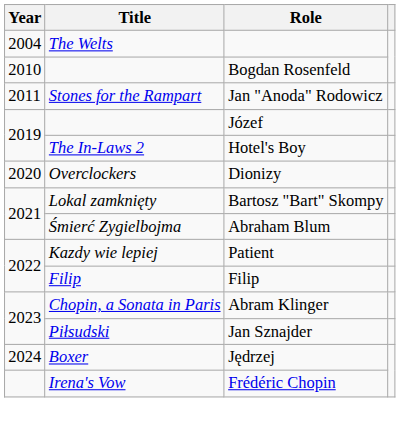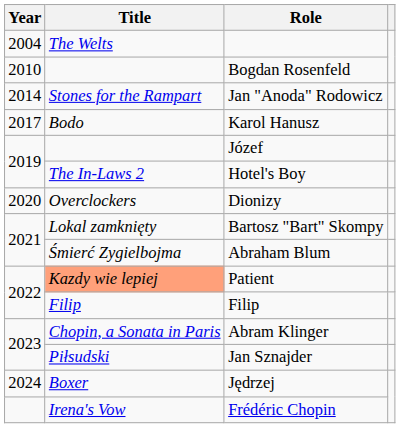(24, 95) 2011 -> (25, 95) 2014
+ row: (274, 122)
(103, 252) no background -> (103, 278) lightsalmon background
